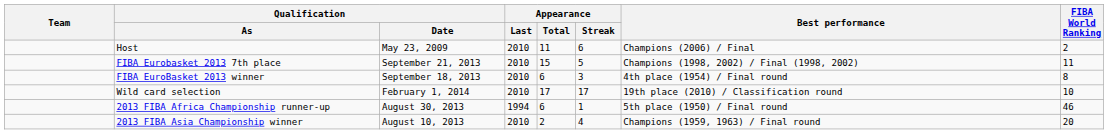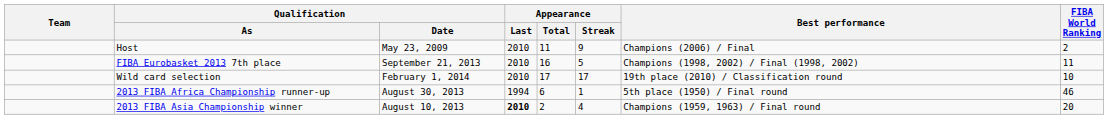(581, 48) 6 -> (581, 48) 9
(545, 62) 15 -> (545, 62) 16
- row: (190, 77)
(518, 122) normal -> (518, 107) bold
